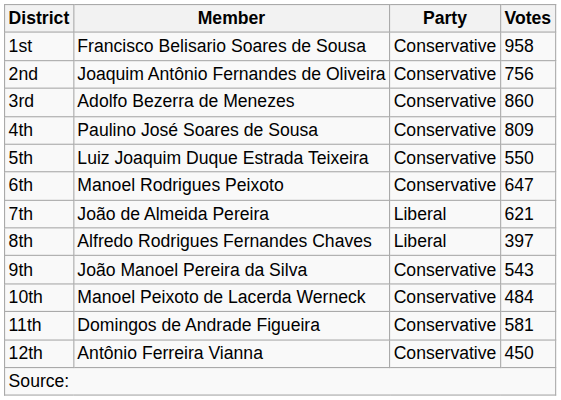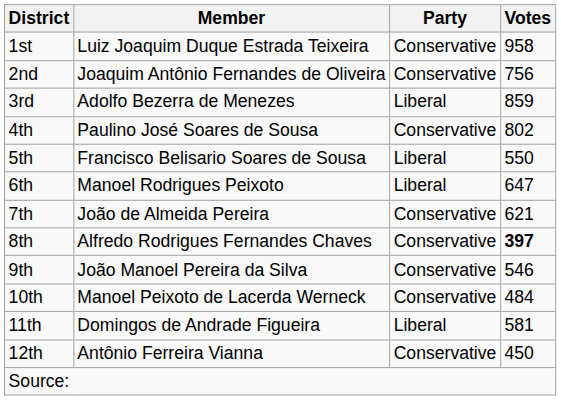(222, 46) Francisco Belisario Soares de Sousa -> (223, 46) Luiz Joaquim Duque Estrada Teixeira
(445, 102) Conservative -> (420, 102) Liberal
(519, 102) 860 -> (519, 102) 859
(519, 130) 809 -> (519, 130) 802
(223, 158) Luiz Joaquim Duque Estrada Teixeira -> (222, 158) Francisco Belisario Soares de Sousa
(445, 158) Conservative -> (420, 158) Liberal
(445, 185) Conservative -> (420, 185) Liberal
(420, 213) Liberal -> (445, 213) Conservative
(420, 241) Liberal -> (445, 241) Conservative
(519, 241) normal -> (519, 241) bold
(519, 269) 543 -> (519, 269) 546
(445, 325) Conservative -> (420, 325) Liberal
